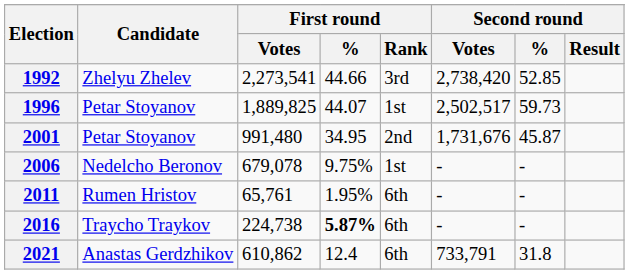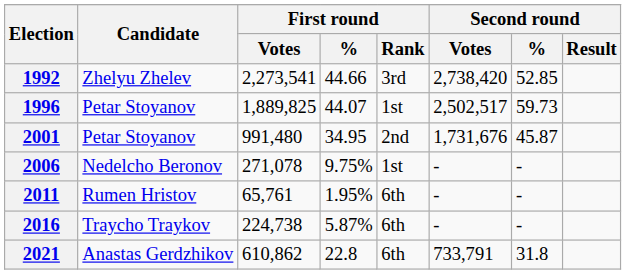(272, 166) 679,078 -> (272, 166) 271,078
(350, 225) bold -> (349, 225) normal
(341, 254) 12.4 -> (341, 254) 22.8
